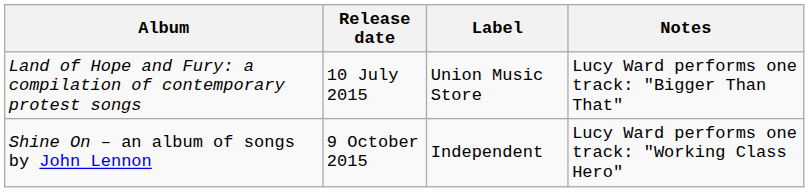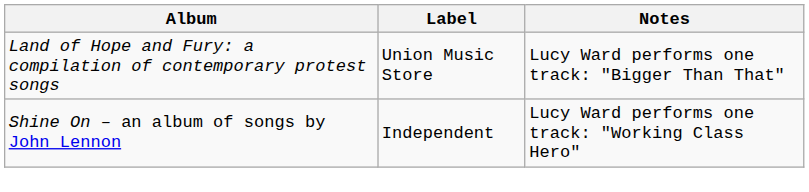- column: (375, 28)
